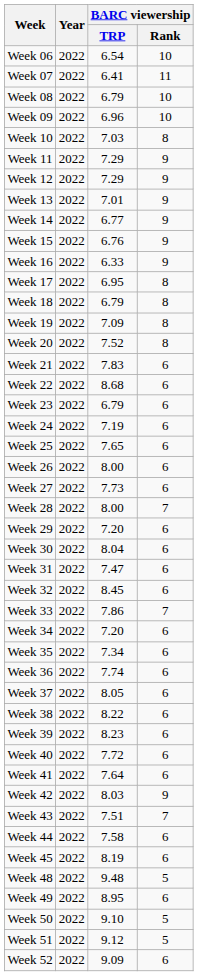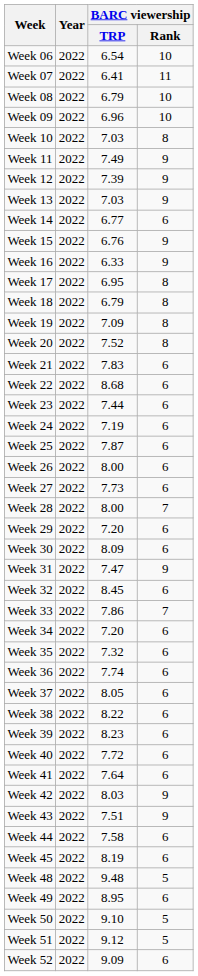(112, 158) 7.29 -> (112, 158) 7.49
(112, 179) 7.29 -> (112, 179) 7.39
(112, 199) 7.01 -> (112, 199) 7.03
(165, 220) 9 -> (165, 220) 6
(112, 405) 6.79 -> (112, 405) 7.44
(112, 446) 7.65 -> (112, 446) 7.87
(112, 549) 8.04 -> (112, 549) 8.09
(165, 569) 6 -> (165, 569) 9
(112, 651) 7.34 -> (112, 651) 7.32
(165, 816) 7 -> (165, 816) 9
